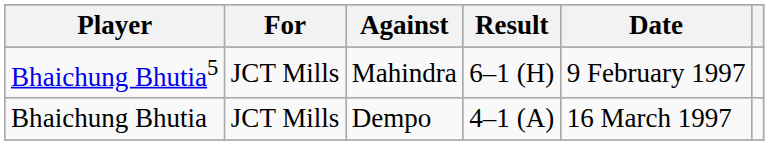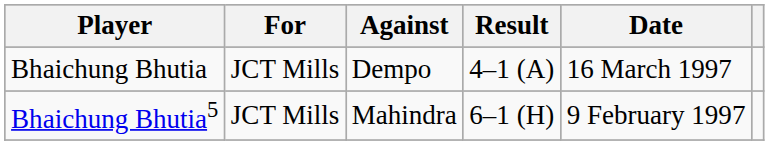rows swapped: (115, 72) <-> (109, 119)
